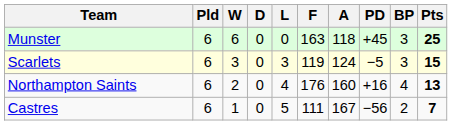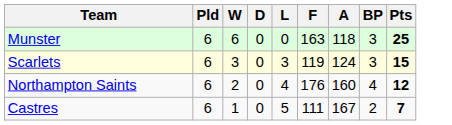- column: (375, 16)
(432, 85) 13 -> (401, 85) 12
